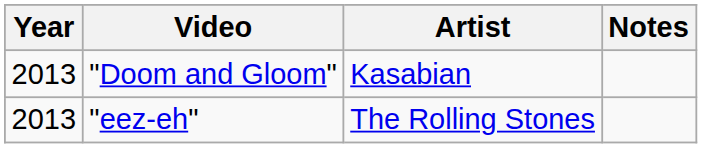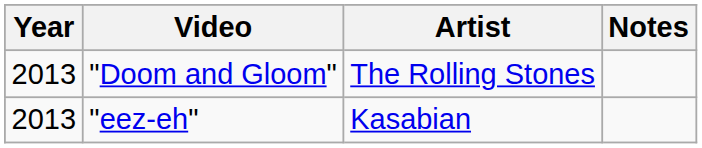(411, 73) Kasabian -> (473, 73) The Rolling Stones
(473, 119) The Rolling Stones -> (411, 119) Kasabian
